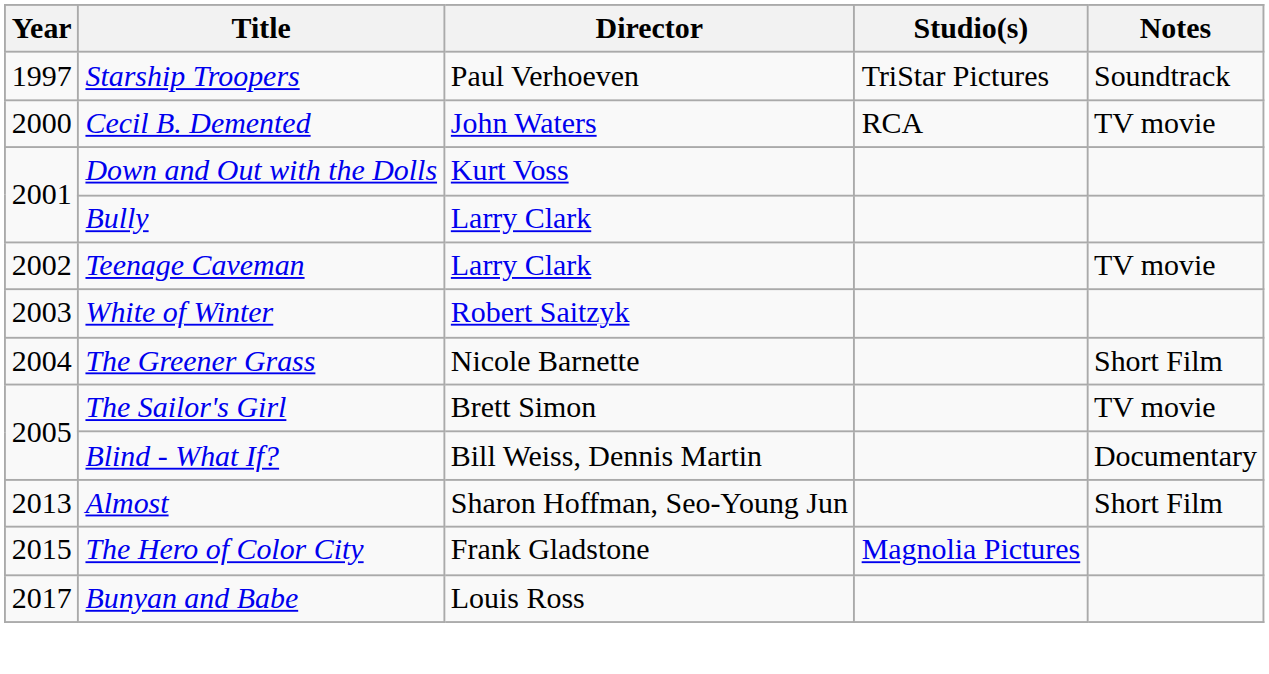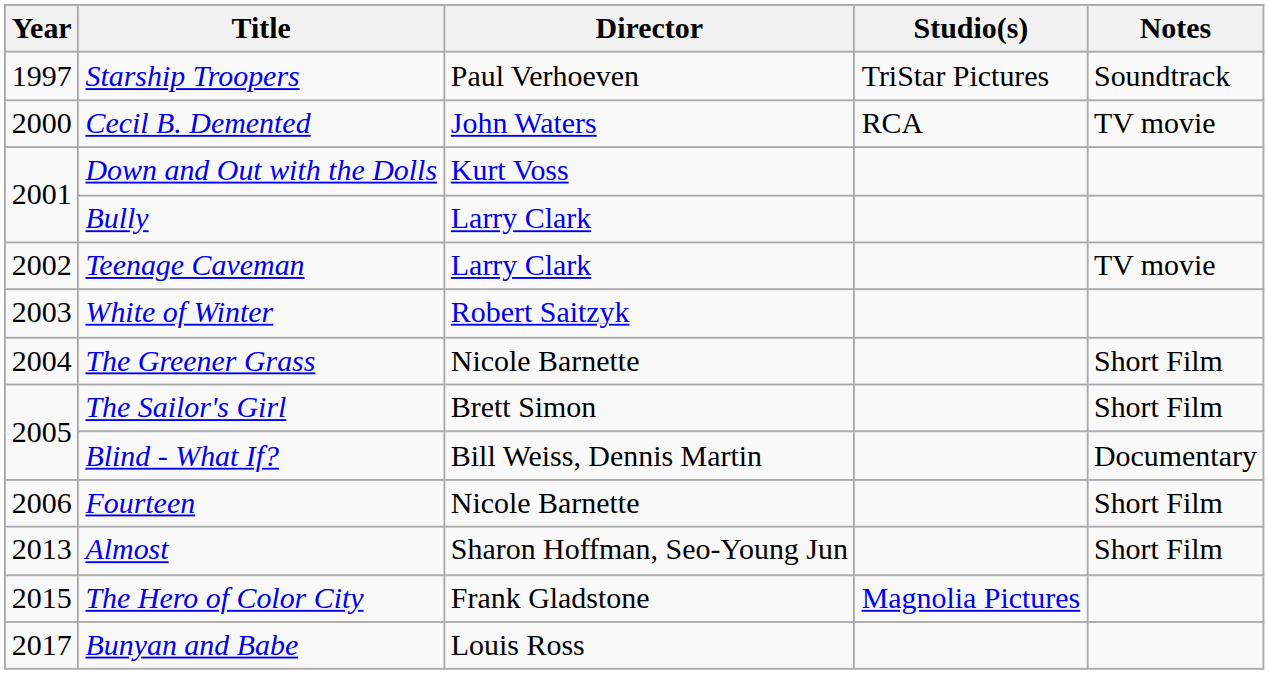(1155, 407) TV movie -> (1158, 407) Short Film
+ row: (140, 502)
